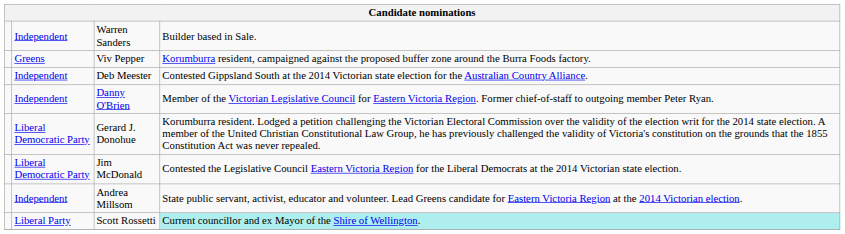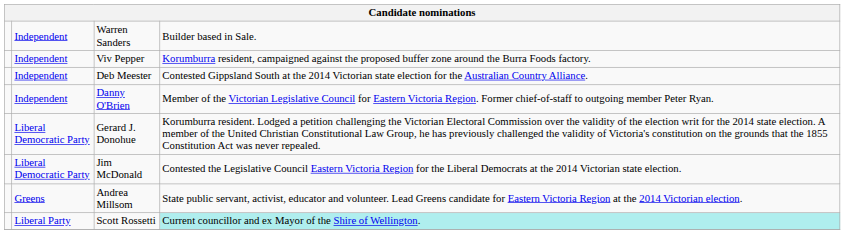(30, 59) Greens -> (41, 59) Independent
(41, 198) Independent -> (30, 198) Greens
